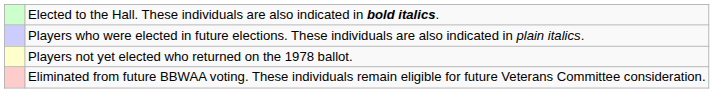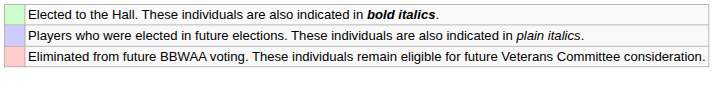- row: (190, 56)
